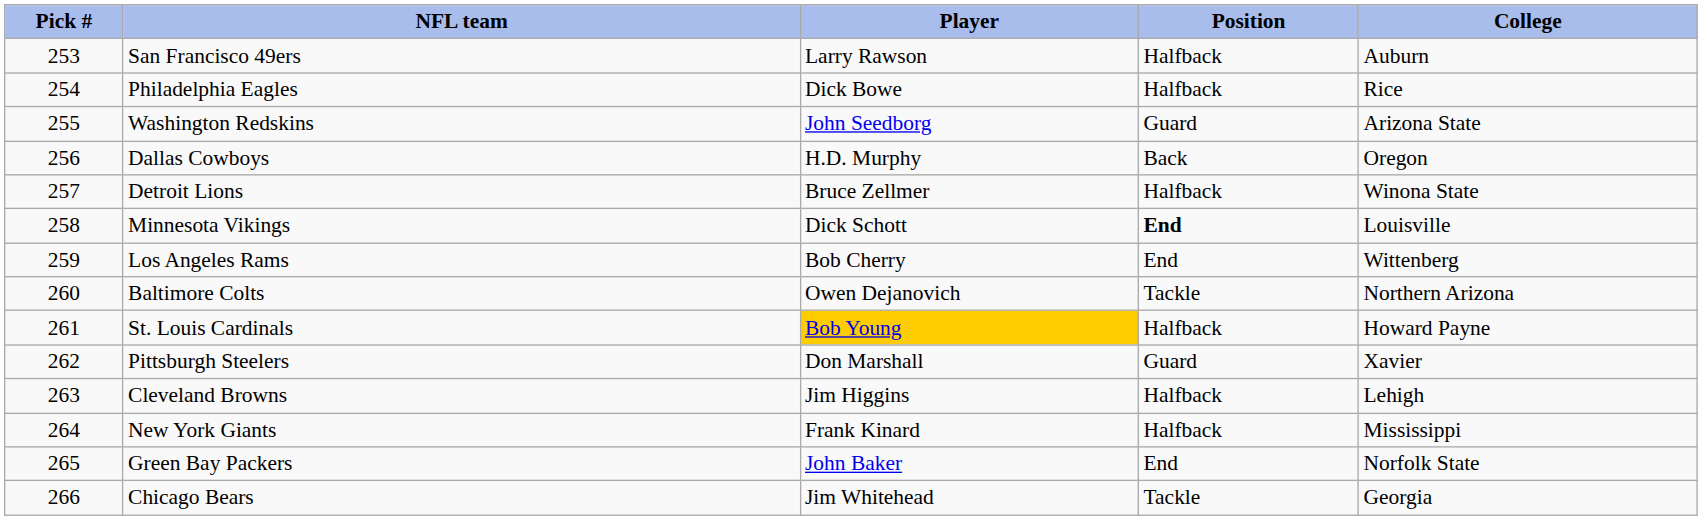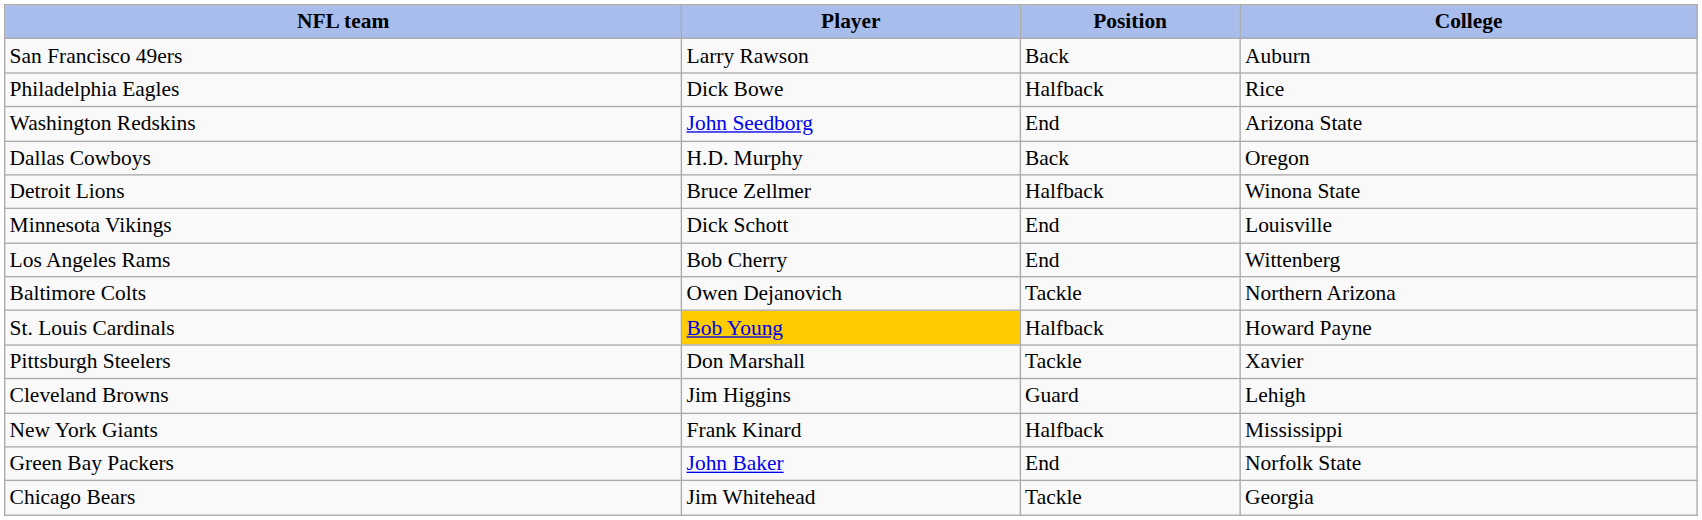- column: (64, 21)
(1183, 55) Halfback -> (1047, 55) Back
(1170, 123) Guard -> (1042, 123) End
(1163, 225) bold -> (1042, 225) normal
(1170, 361) Guard -> (1053, 361) Tackle
(1183, 395) Halfback -> (1052, 395) Guard
